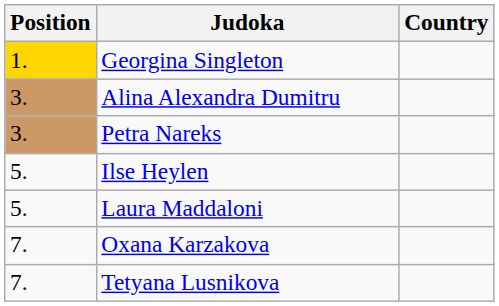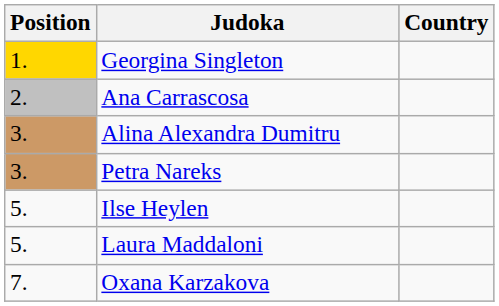+ row: (175, 97)
- row: (190, 282)
